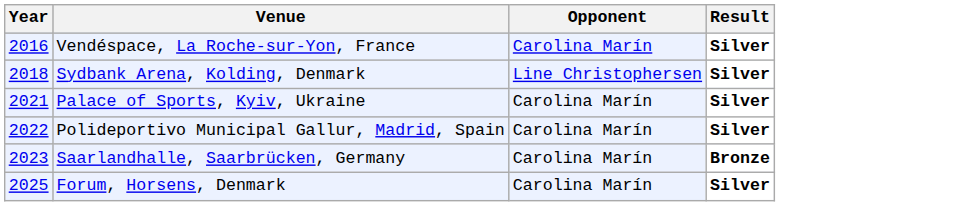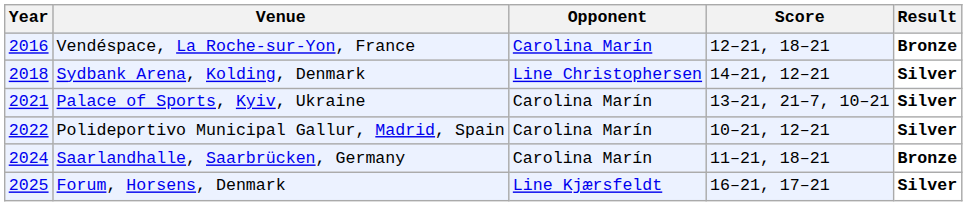+ column: (800, 18)
(740, 46) Silver -> (927, 46) Bronze
(29, 158) 2023 -> (29, 158) 2024
(583, 186) Carolina Marín -> (588, 186) Line Kjærsfeldt
